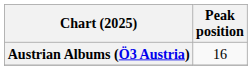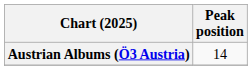(220, 53) 16 -> (220, 53) 14
